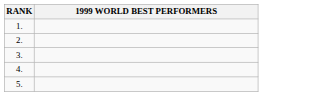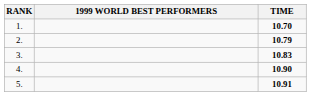+ column: (282, 12)
